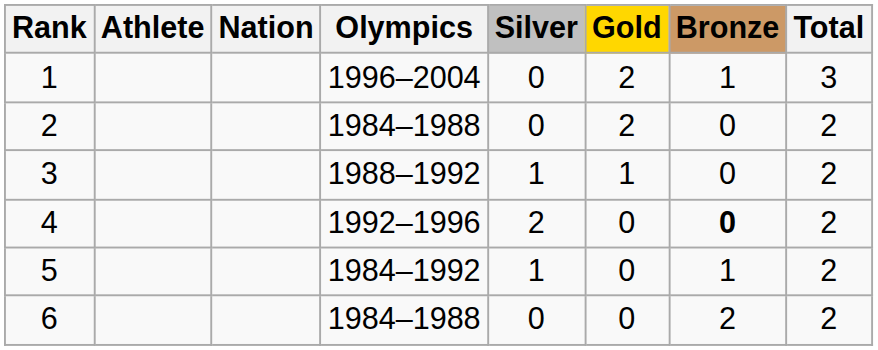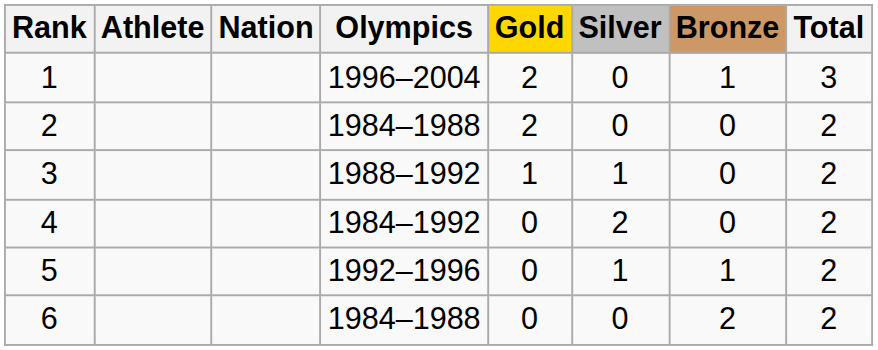columns swapped: (627, 28) <-> (536, 28)
(404, 222) 1992–1996 -> (404, 222) 1984–1992
(728, 222) bold -> (728, 222) normal
(404, 271) 1984–1992 -> (404, 271) 1992–1996
